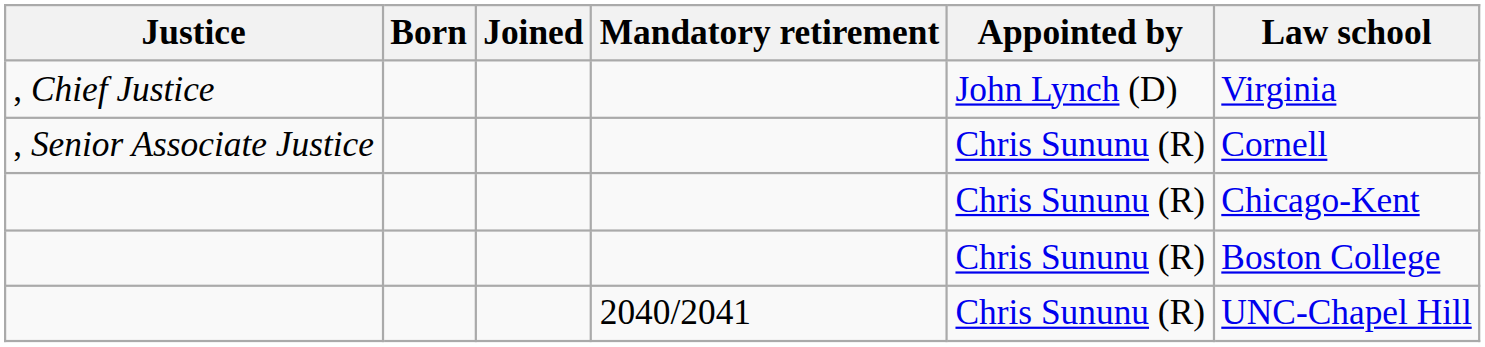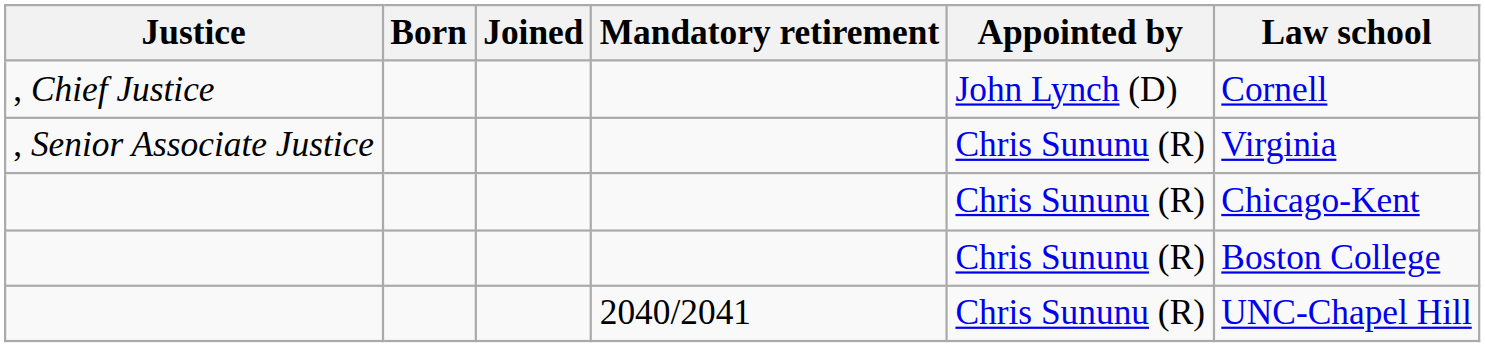(1279, 88) Virginia -> (1274, 88) Cornell
(1274, 144) Cornell -> (1279, 144) Virginia
